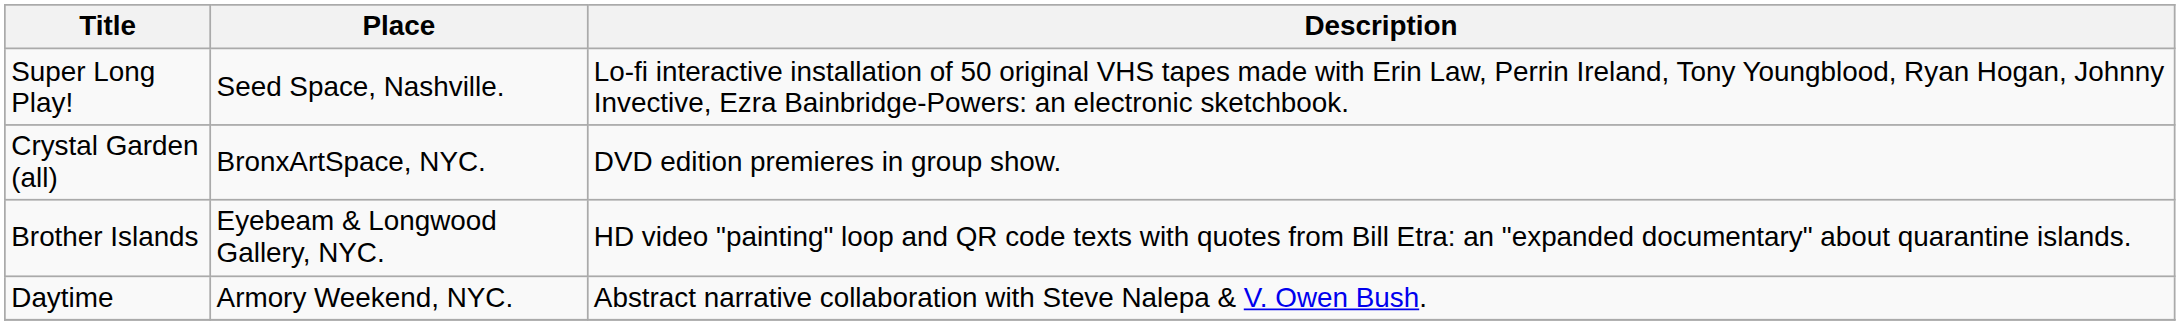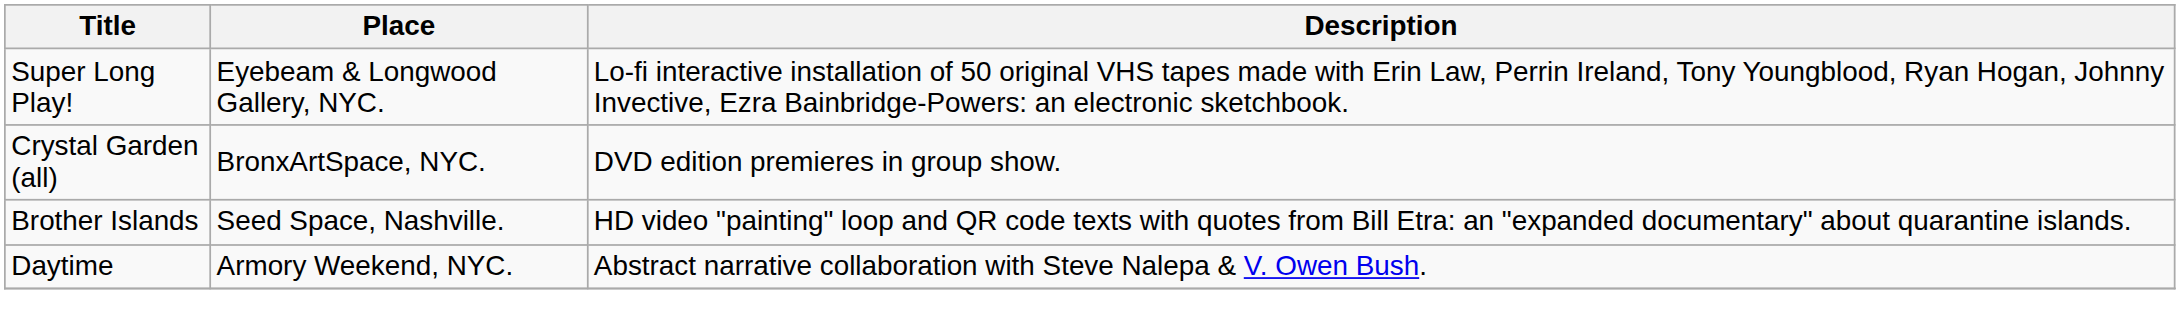(361, 86) Seed Space, Nashville. -> (357, 86) Eyebeam & Longwood Gallery, NYC.
(357, 237) Eyebeam & Longwood Gallery, NYC. -> (361, 221) Seed Space, Nashville.
